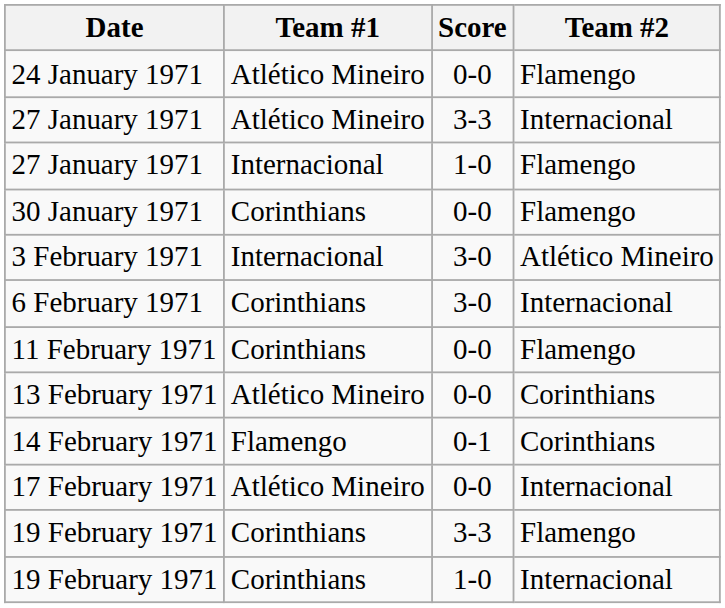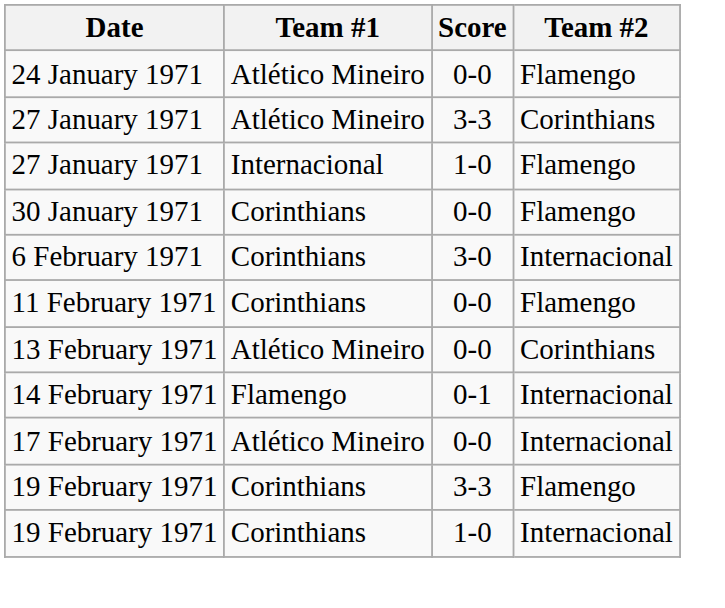(596, 119) Internacional -> (588, 119) Corinthians
- row: (107, 257)
(588, 440) Corinthians -> (596, 394) Internacional
